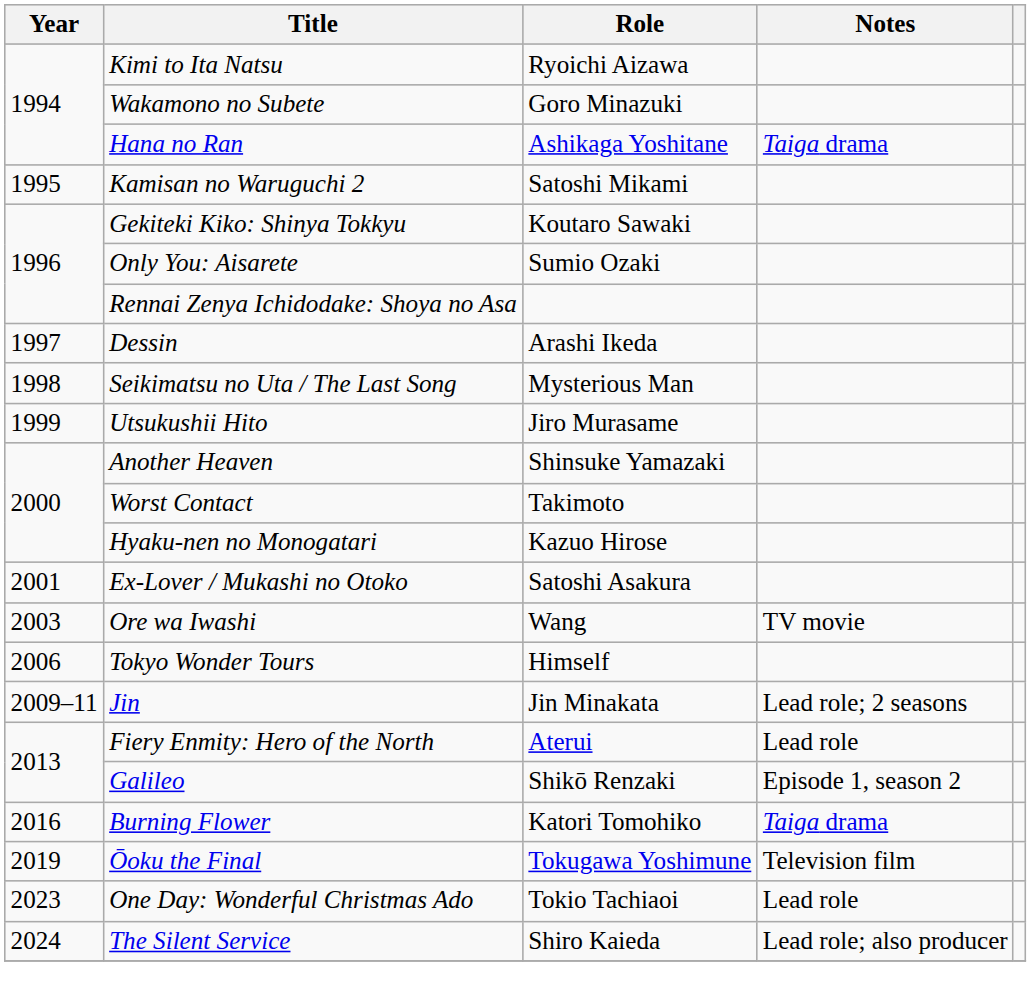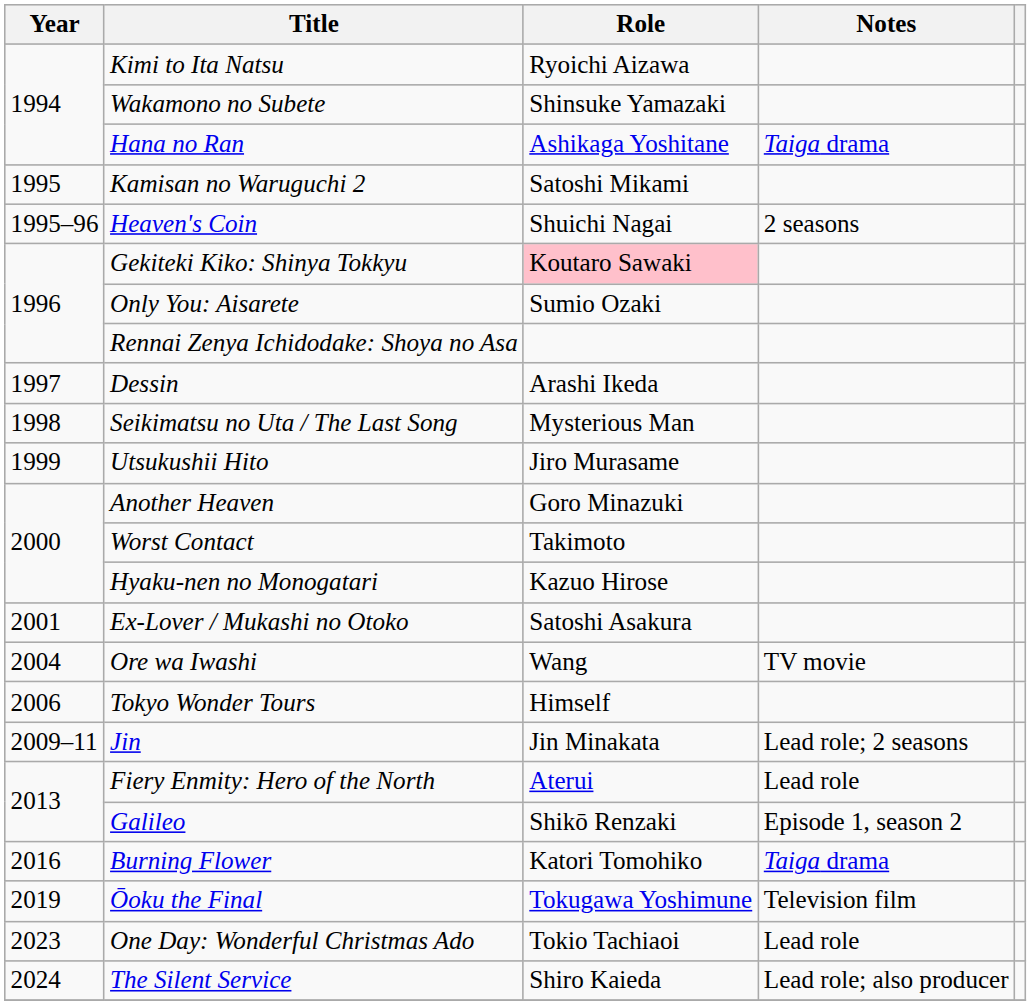(605, 104) Goro Minazuki -> (628, 104) Shinsuke Yamazaki
+ row: (184, 223)
(610, 223) no background -> (611, 263) pink background
(627, 462) Shinsuke Yamazaki -> (606, 502) Goro Minazuki
(36, 622) 2003 -> (36, 661) 2004
